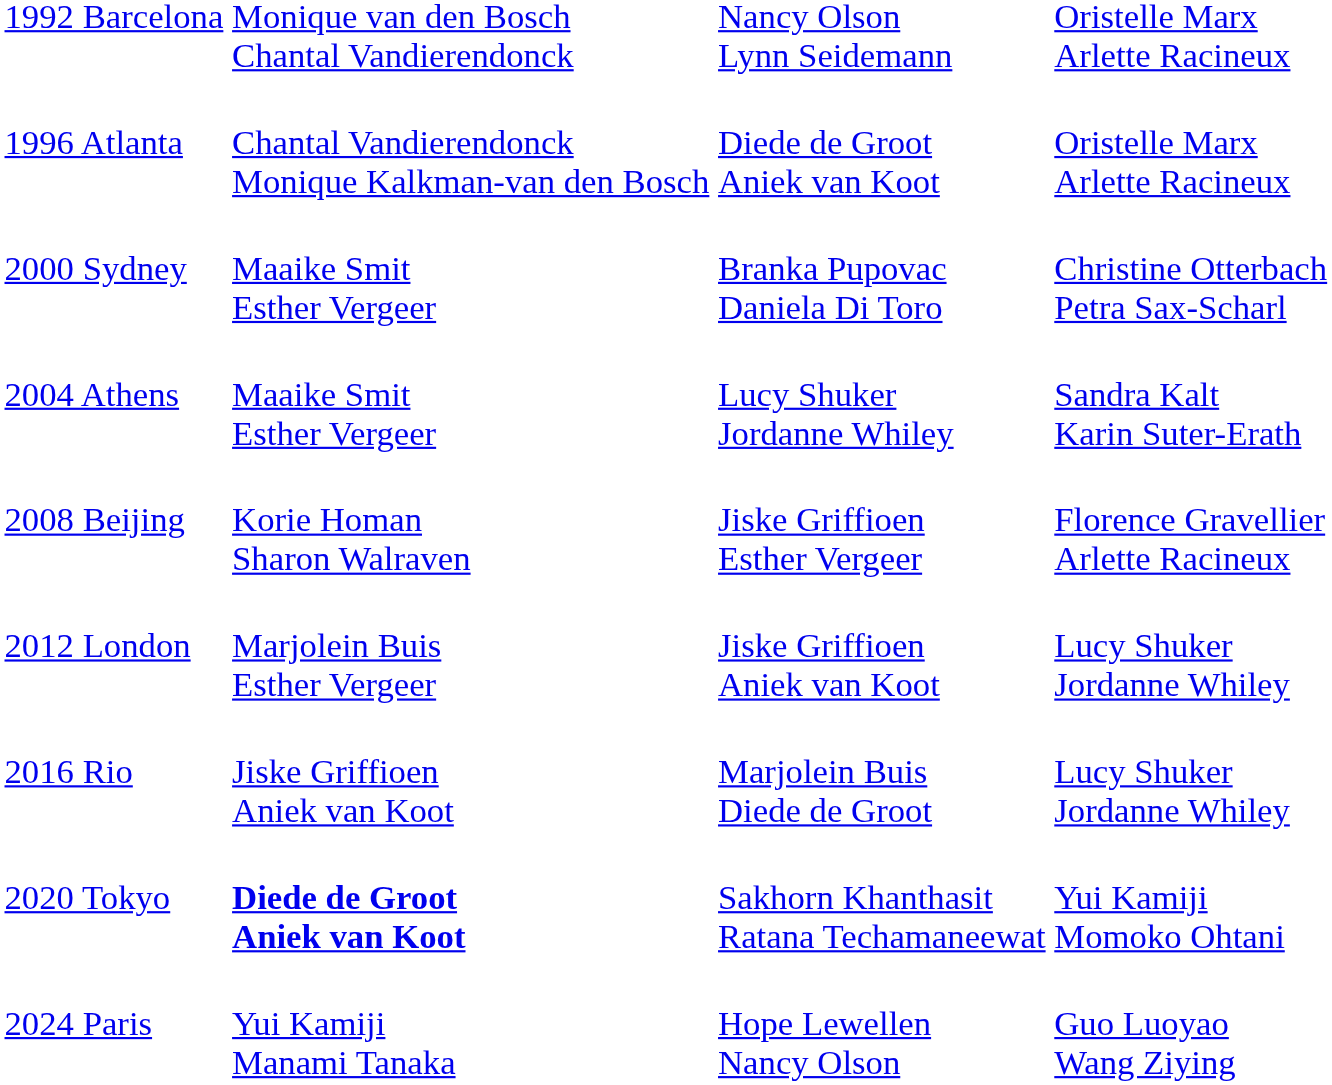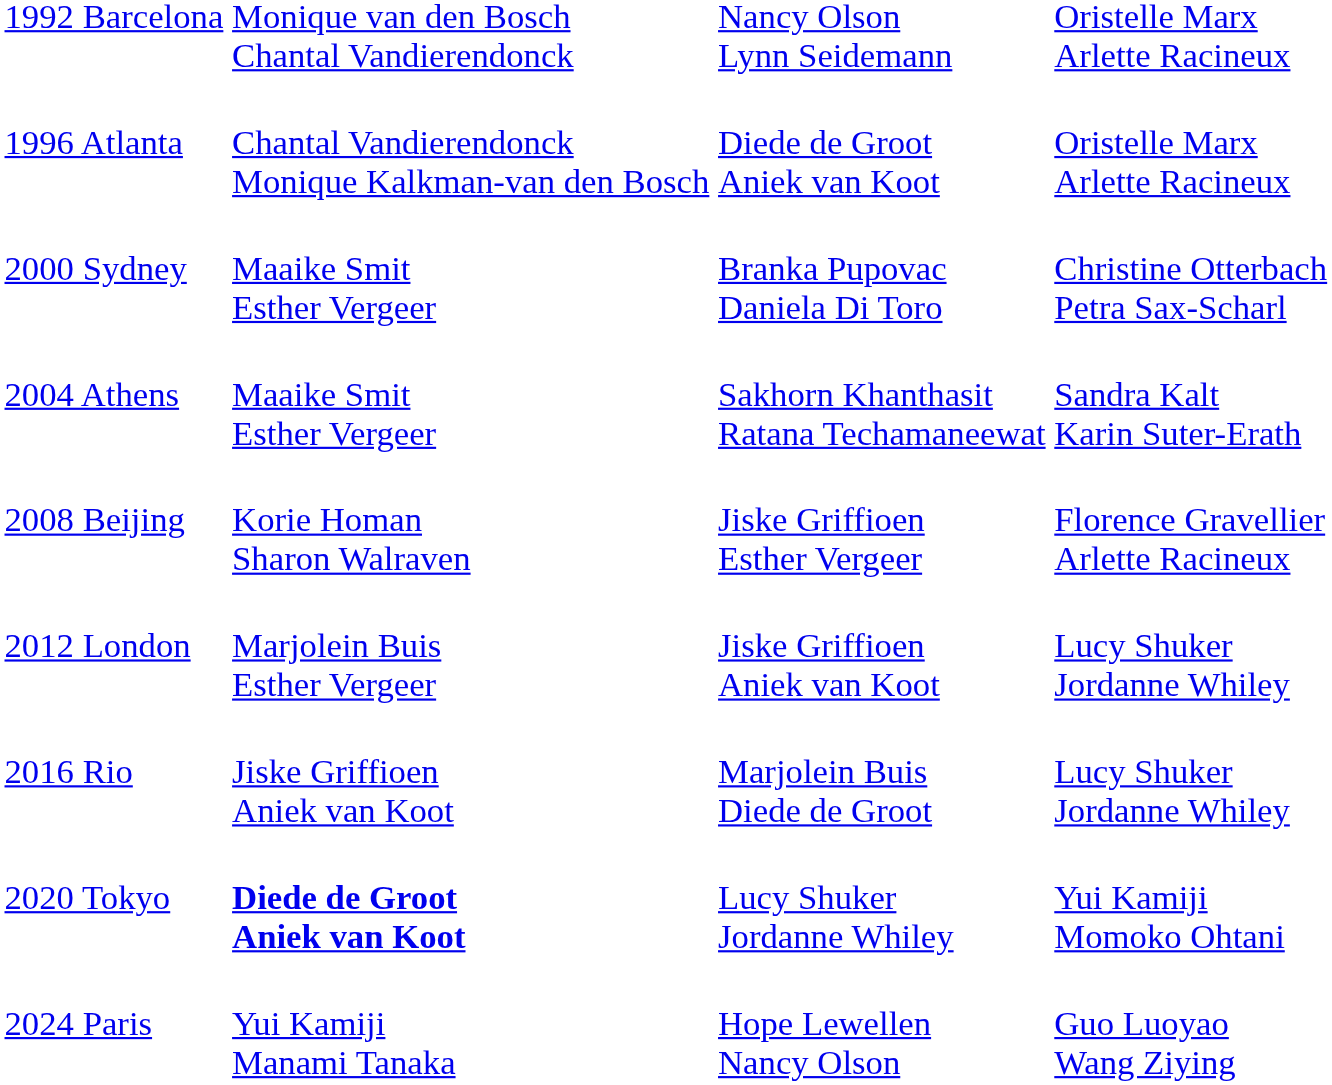(836, 413) Lucy Shuker Jordanne Whiley -> (882, 413) Sakhorn Khanthasit Ratana Techamaneewat
(882, 917) Sakhorn Khanthasit Ratana Techamaneewat -> (836, 917) Lucy Shuker Jordanne Whiley
